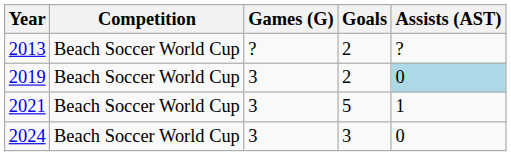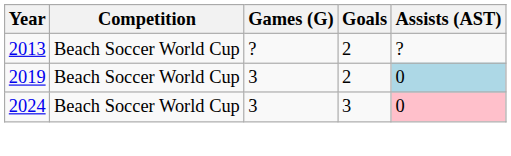- row: (27, 106)
(400, 135) no background -> (400, 106) pink background
